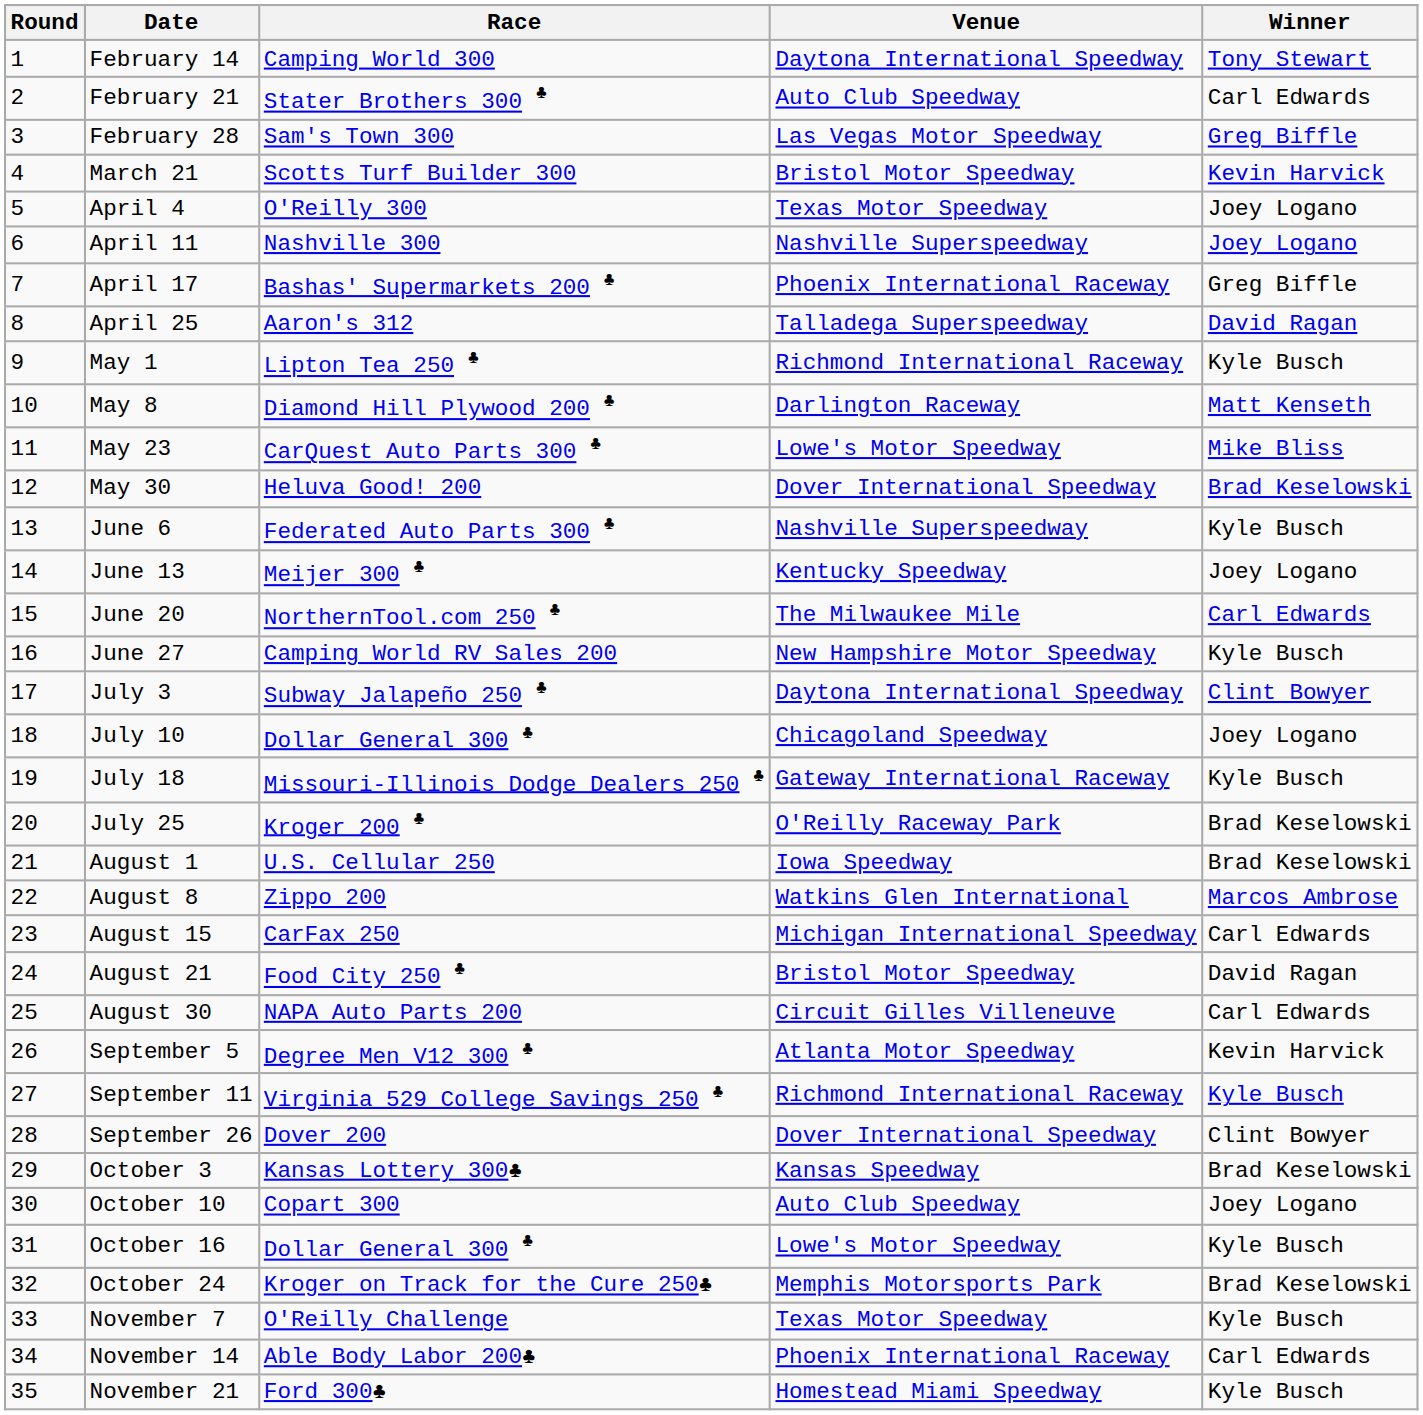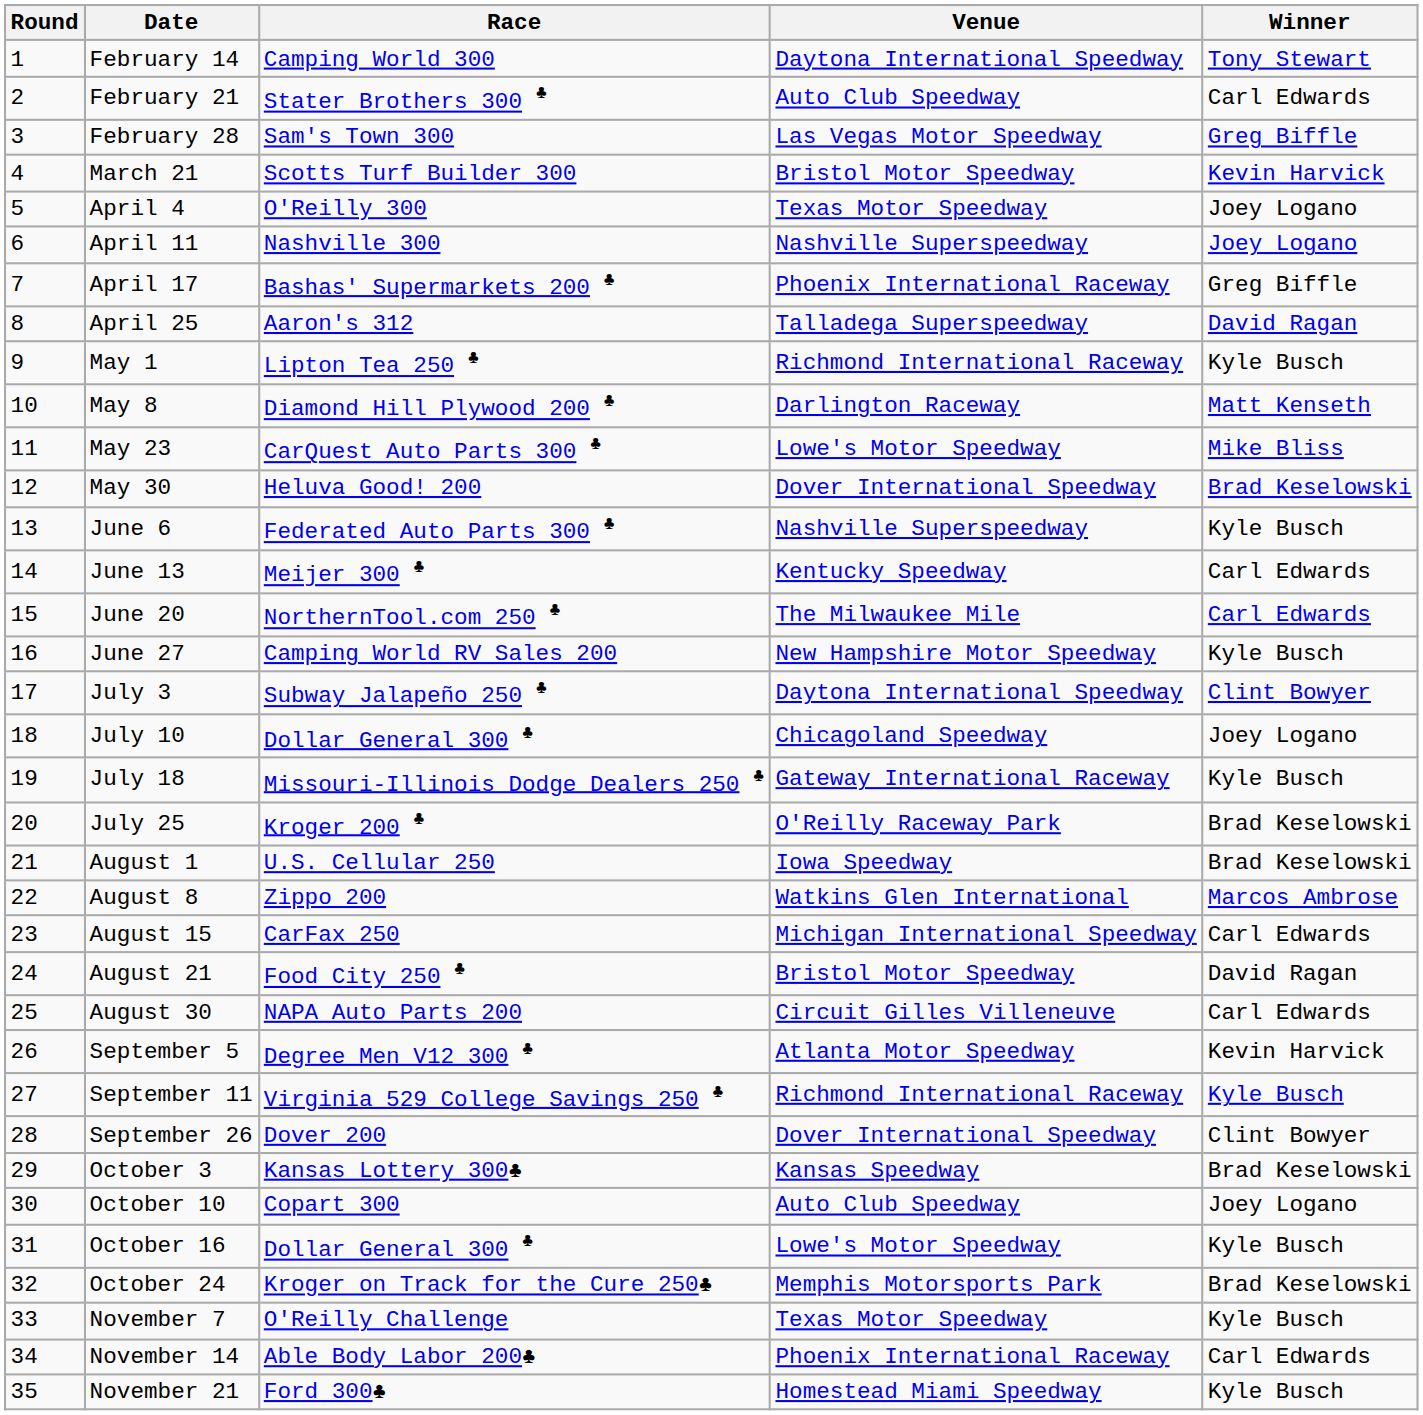(1283, 571) Joey Logano -> (1289, 571) Carl Edwards
